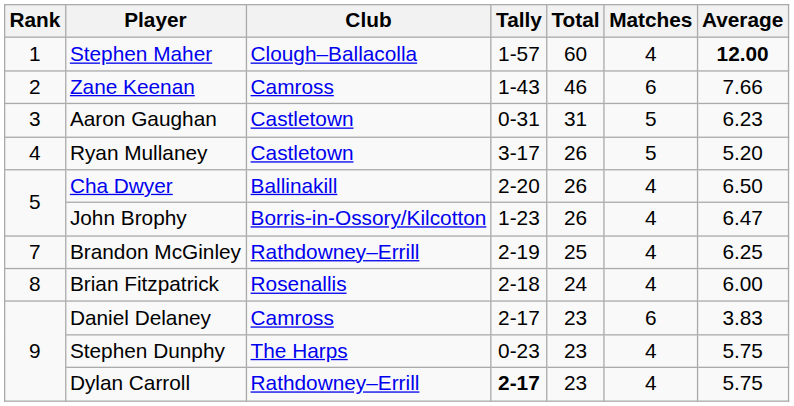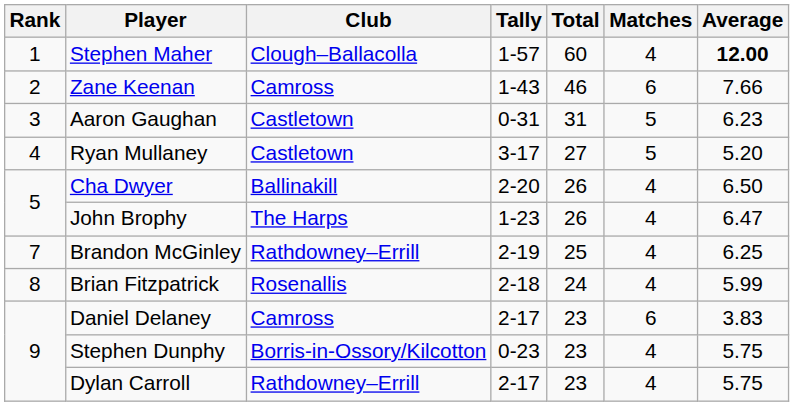(575, 152) 26 -> (575, 152) 27
(368, 218) Borris-in-Ossory/Kilcotton -> (299, 218) The Harps
(743, 284) 6.00 -> (743, 284) 5.99
(299, 350) The Harps -> (368, 350) Borris-in-Ossory/Kilcotton
(519, 383) bold -> (519, 383) normal
